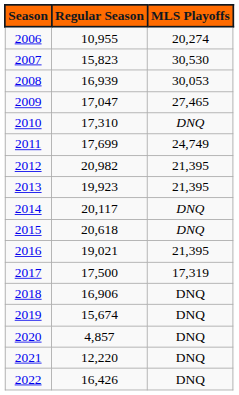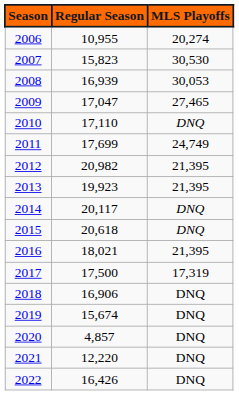(99, 123) 17,310 -> (99, 123) 17,110
(99, 251) 19,021 -> (99, 251) 18,021
